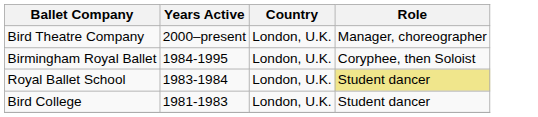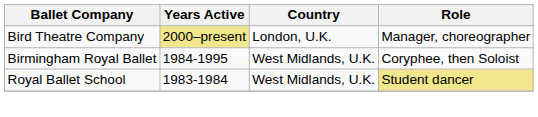(204, 36) no background -> (204, 36) khaki background
(292, 58) London, U.K. -> (314, 58) West Midlands, U.K.
(292, 79) London, U.K. -> (314, 79) West Midlands, U.K.
- row: (45, 101)
